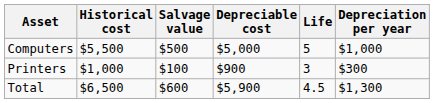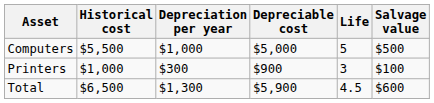columns swapped: (185, 21) <-> (382, 21)
